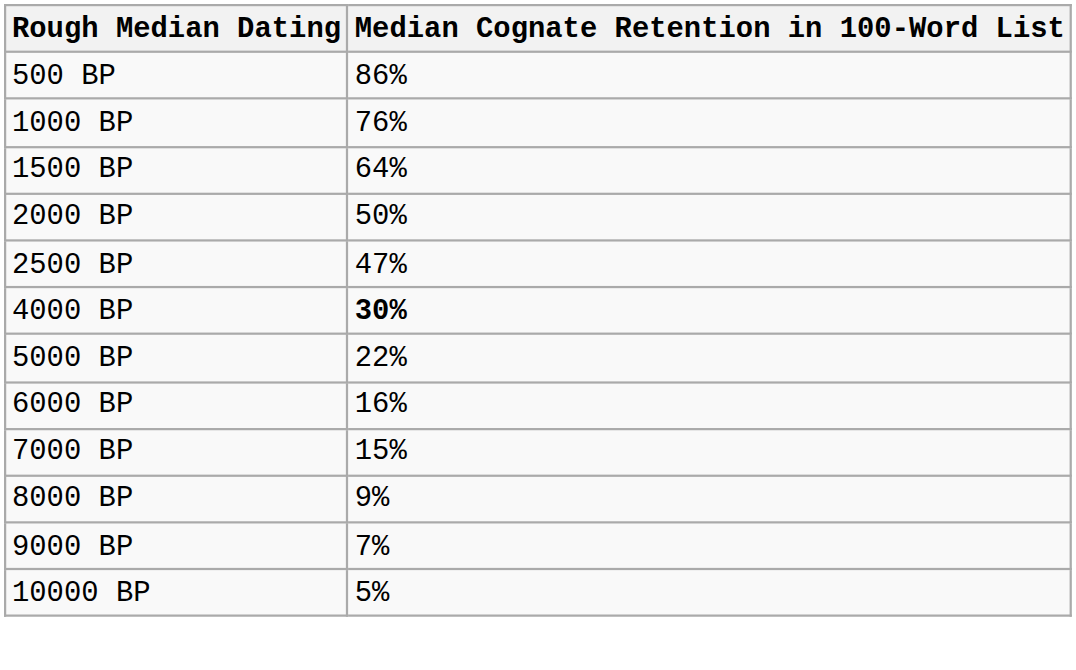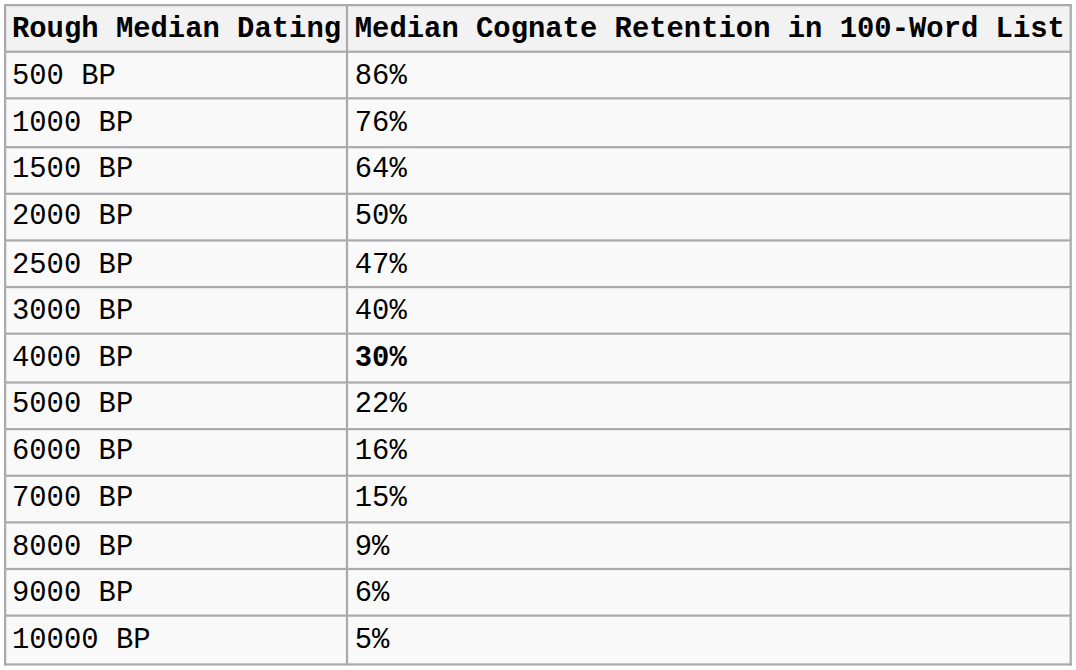+ row: (73, 311)
(372, 546) 7% -> (372, 593) 6%
